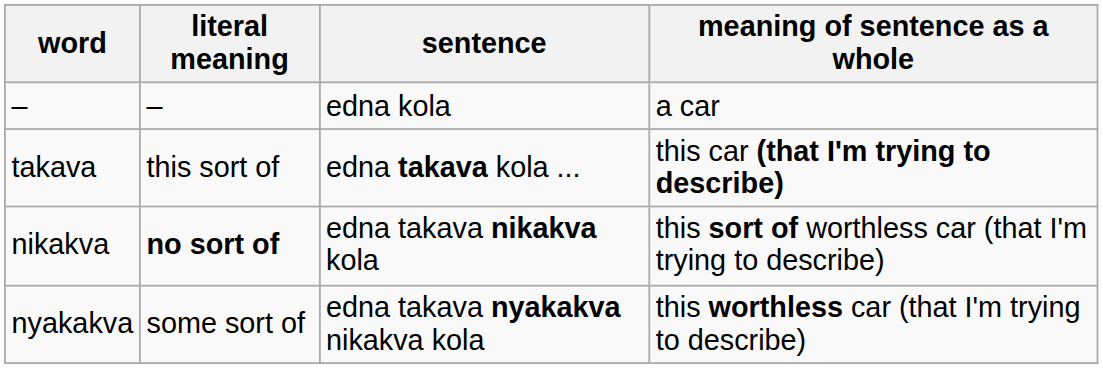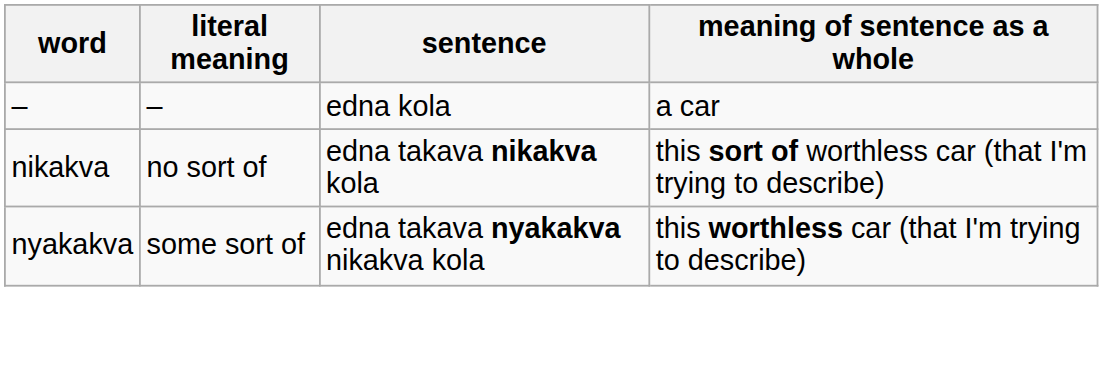- row: (54, 167)
(213, 245) bold -> (207, 167) normal
